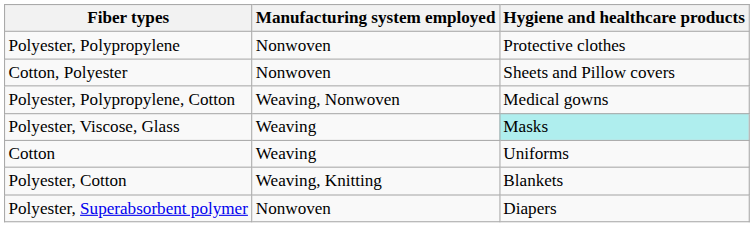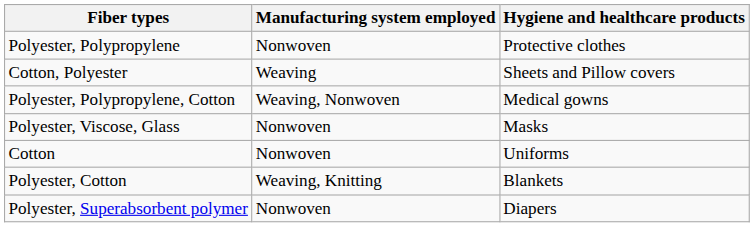(293, 72) Nonwoven -> (286, 72) Weaving
(286, 126) Weaving -> (293, 126) Nonwoven
(526, 126) paleturquoise background -> (526, 126) no background
(286, 153) Weaving -> (293, 153) Nonwoven
